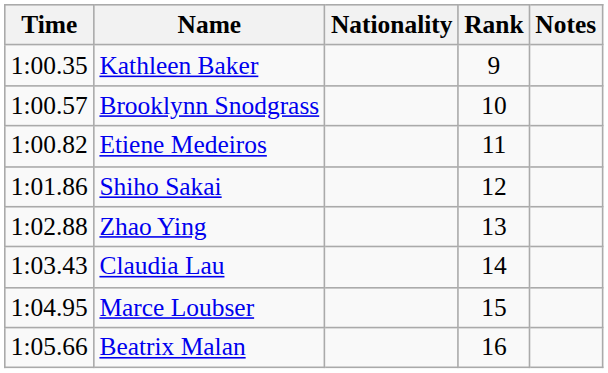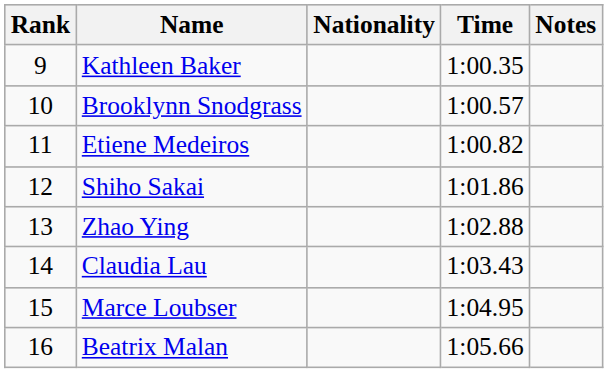columns swapped: (494, 24) <-> (49, 24)
